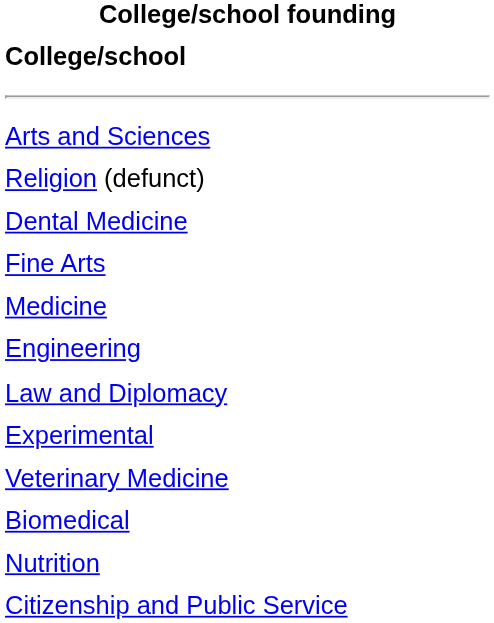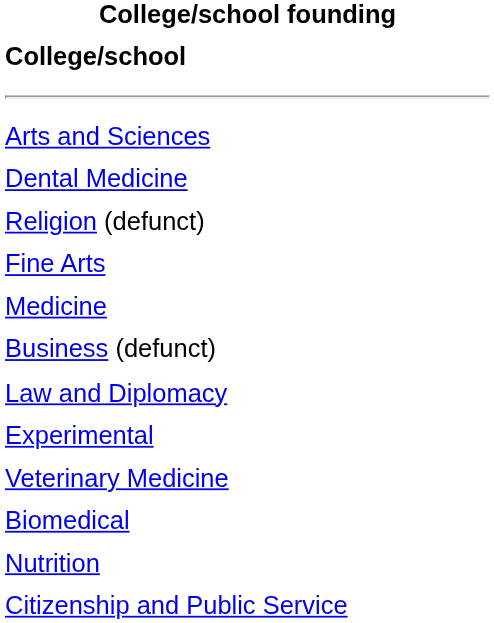rows swapped: (96, 221) <-> (105, 178)
- row: (73, 349)
+ row: (110, 349)
